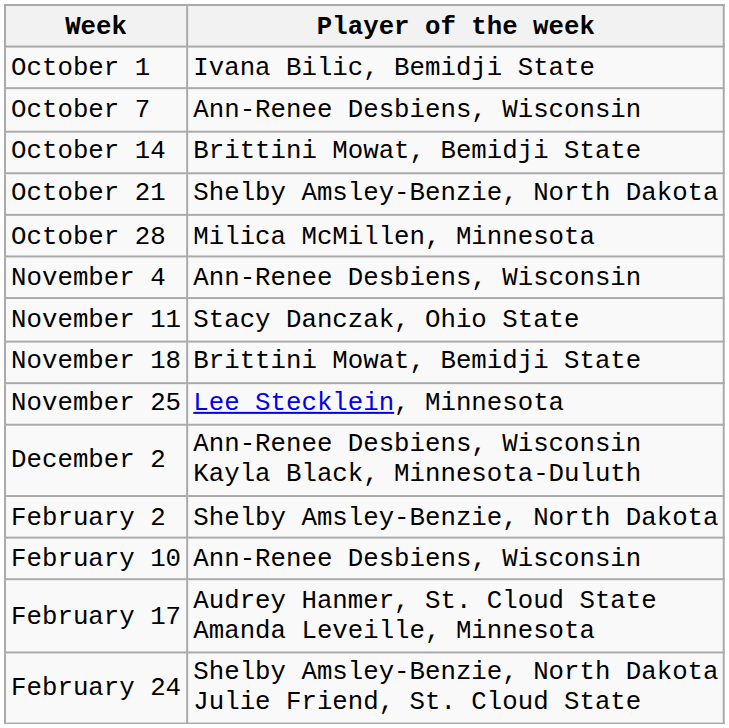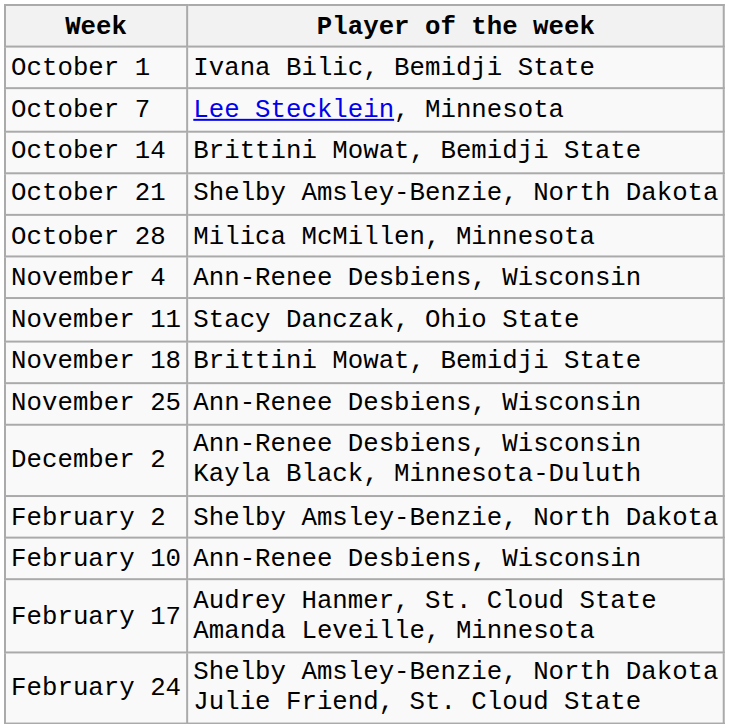(417, 110) Ann-Renee Desbiens, Wisconsin -> (379, 110) Lee Stecklein, Minnesota
(379, 404) Lee Stecklein, Minnesota -> (417, 404) Ann-Renee Desbiens, Wisconsin
